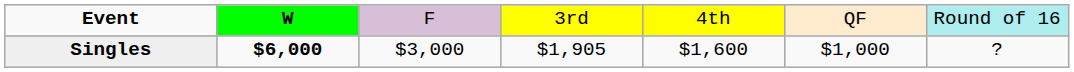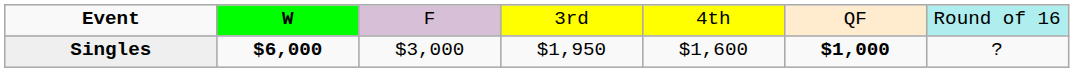(571, 52) $1,905 -> (571, 52) $1,950
(855, 52) normal -> (855, 52) bold
